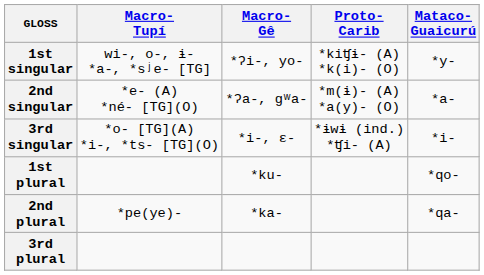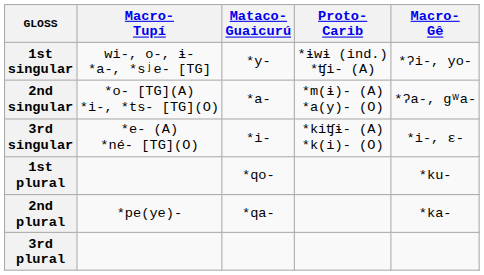columns swapped: (267, 24) <-> (443, 24)
(359, 62) *kiʧɨ- (A) *k(i)- (O) -> (343, 62) *ɨwɨ (ind.) *ʧi- (A)
(149, 100) *e- (A) *né- [TG](O) -> (149, 100) *o- [TG](A) *i-, *ts- [TG](O)
(149, 138) *o- [TG](A) *i-, *ts- [TG](O) -> (149, 138) *e- (A) *né- [TG](O)
(359, 138) *ɨwɨ (ind.) *ʧi- (A) -> (343, 138) *kiʧɨ- (A) *k(i)- (O)
